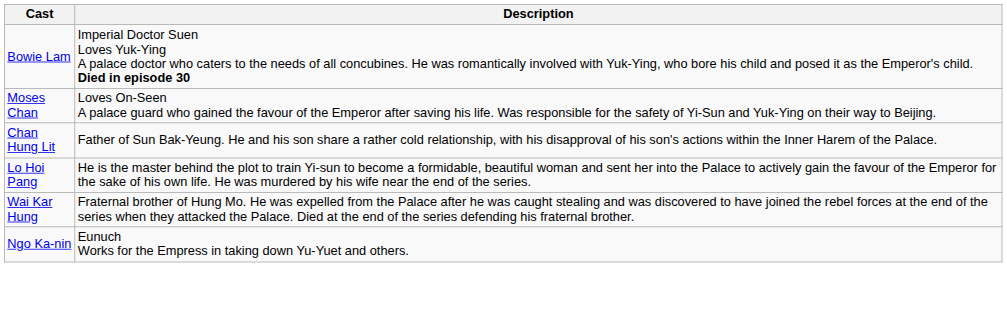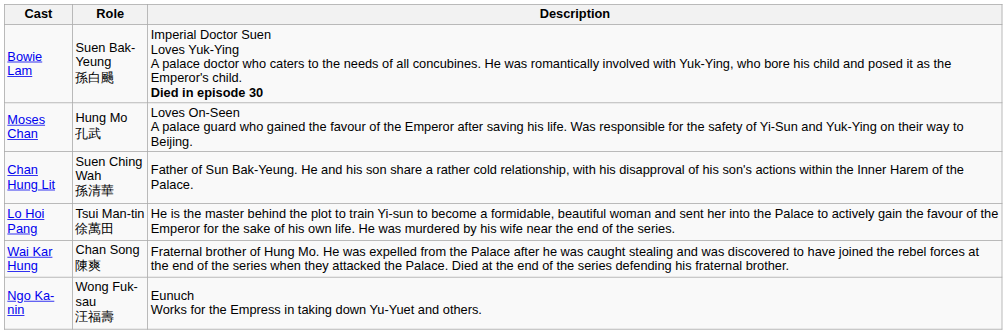+ column: (110, 14)
